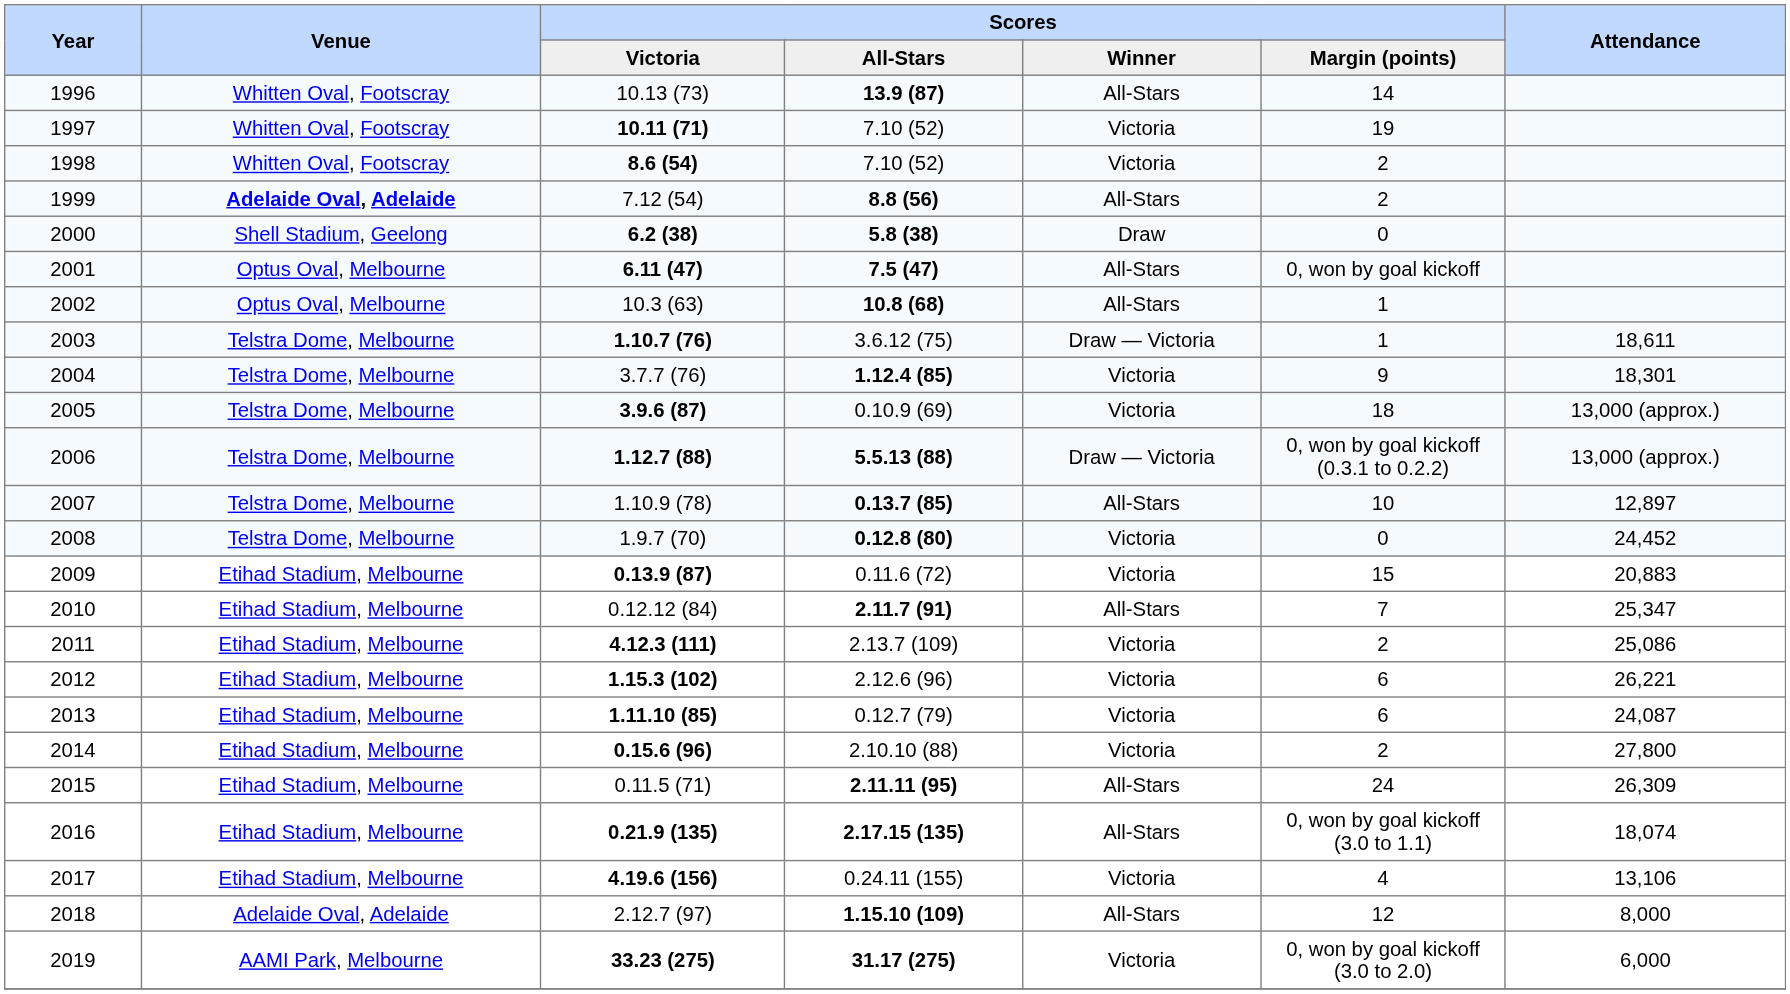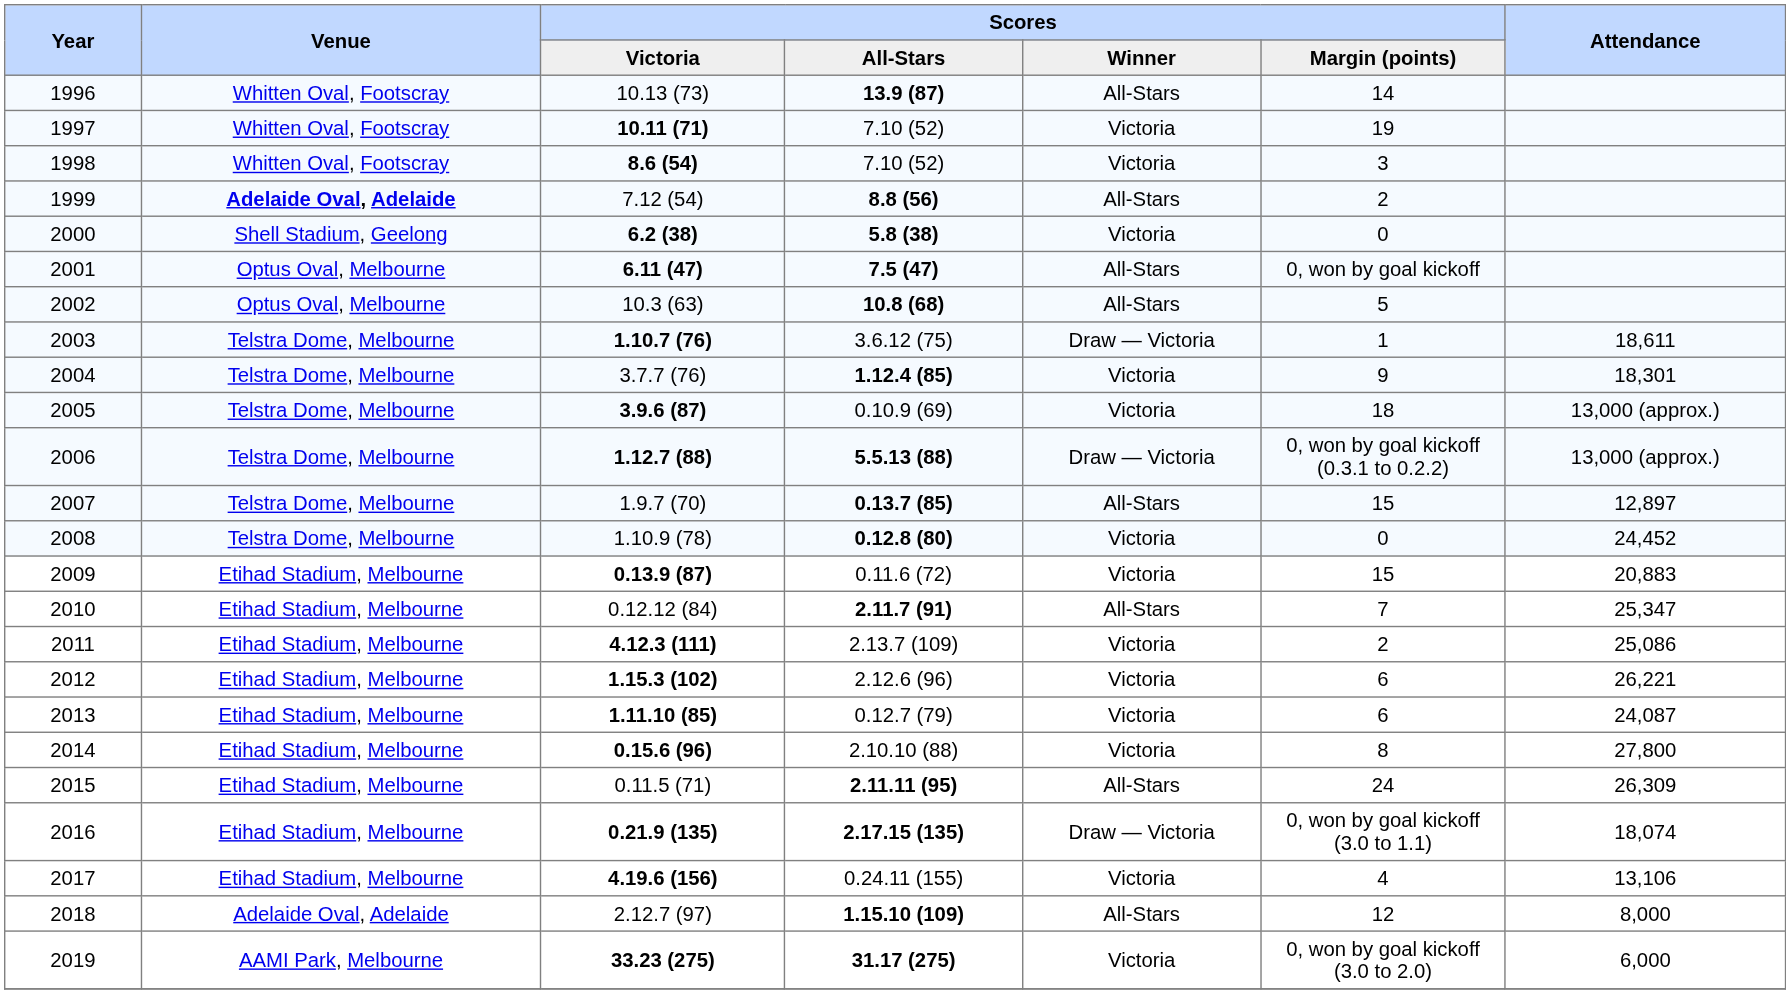(1383, 163) 2 -> (1383, 163) 3
(1142, 234) Draw -> (1142, 234) Victoria
(1383, 304) 1 -> (1383, 304) 5
(663, 503) 1.10.9 (78) -> (663, 503) 1.9.7 (70)
(1383, 503) 10 -> (1383, 503) 15
(663, 538) 1.9.7 (70) -> (663, 538) 1.10.9 (78)
(1383, 750) 2 -> (1383, 750) 8
(1142, 832) All-Stars -> (1142, 832) Draw — Victoria
